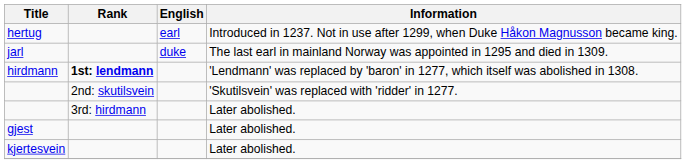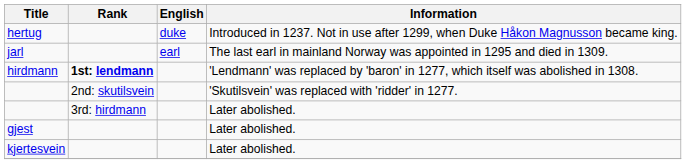(170, 33) earl -> (173, 33) duke
(173, 52) duke -> (170, 52) earl
